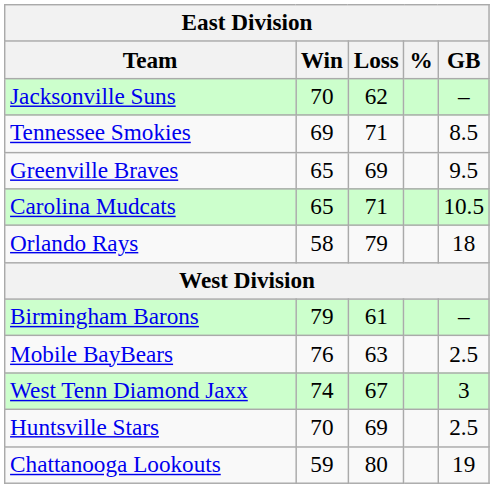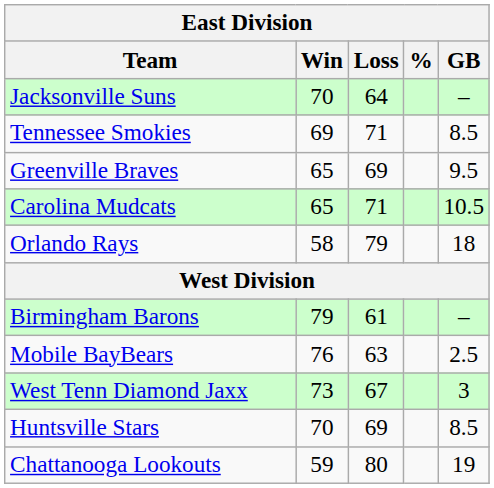(376, 96) 62 -> (376, 96) 64
(322, 390) 74 -> (322, 390) 73
(464, 427) 2.5 -> (464, 427) 8.5
